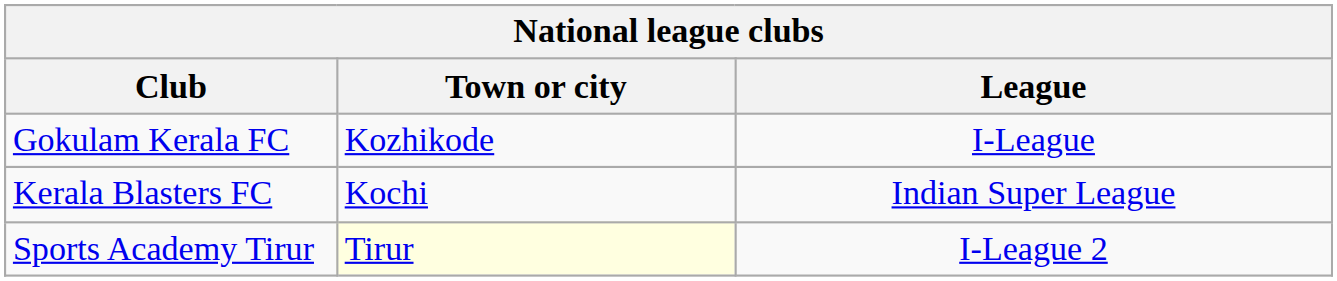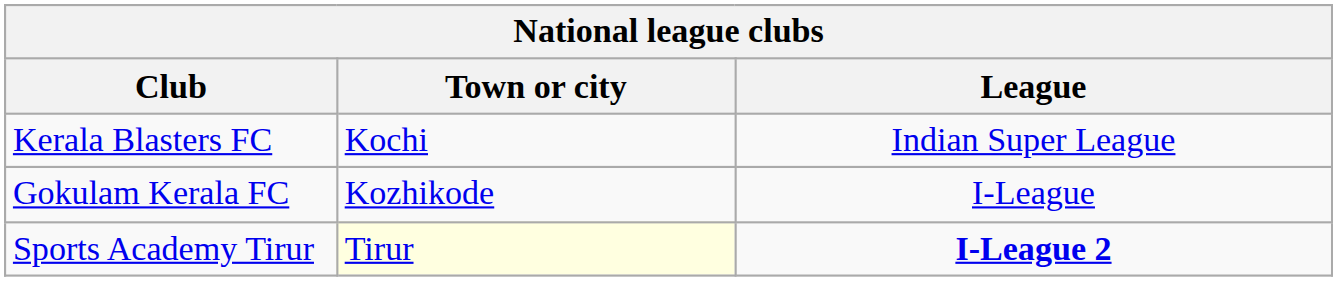rows swapped: (143, 193) <-> (151, 139)
(1033, 247) normal -> (1033, 247) bold
